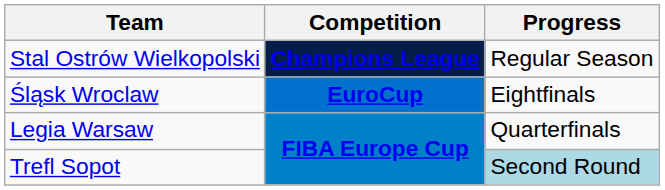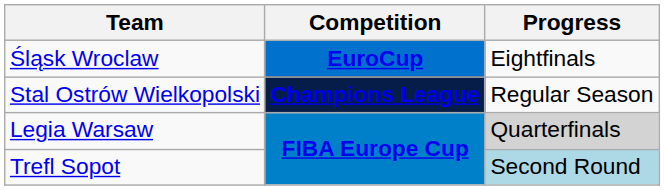rows swapped: (84, 94) <-> (135, 58)
(555, 130) no background -> (555, 130) lightgrey background
